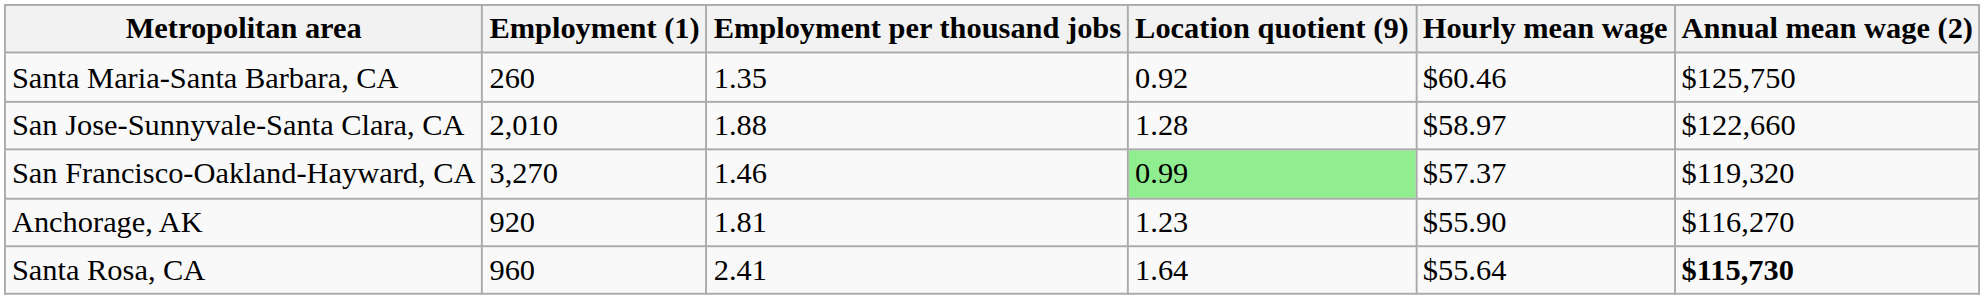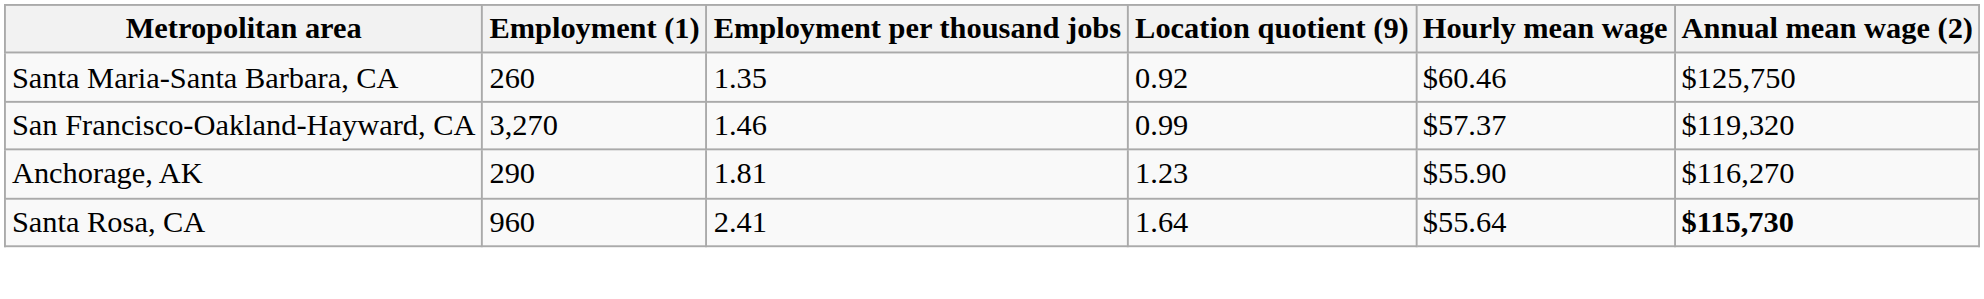- row: (238, 125)
(1162, 173) lightgreen background -> (1162, 125) no background
(512, 221) 920 -> (512, 173) 290
